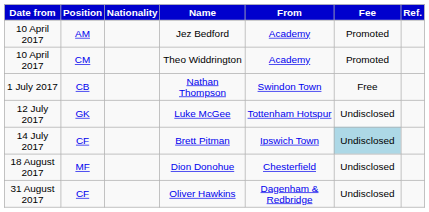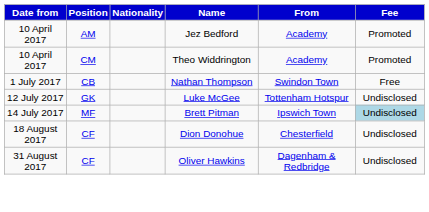- column: (413, 13)
(83, 141) CF -> (88, 113) MF
(83, 167) MF -> (88, 134) CF
